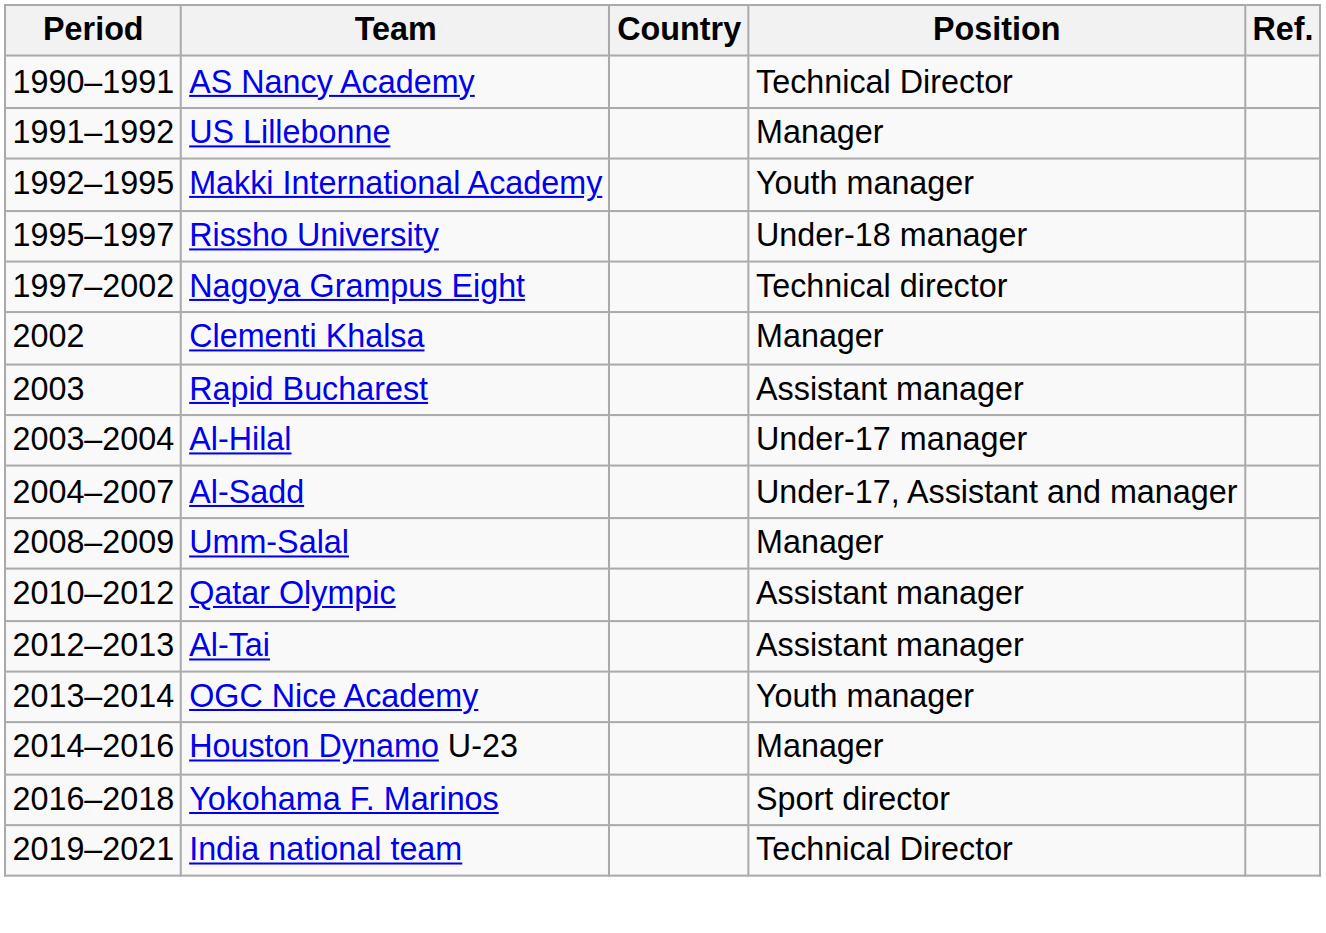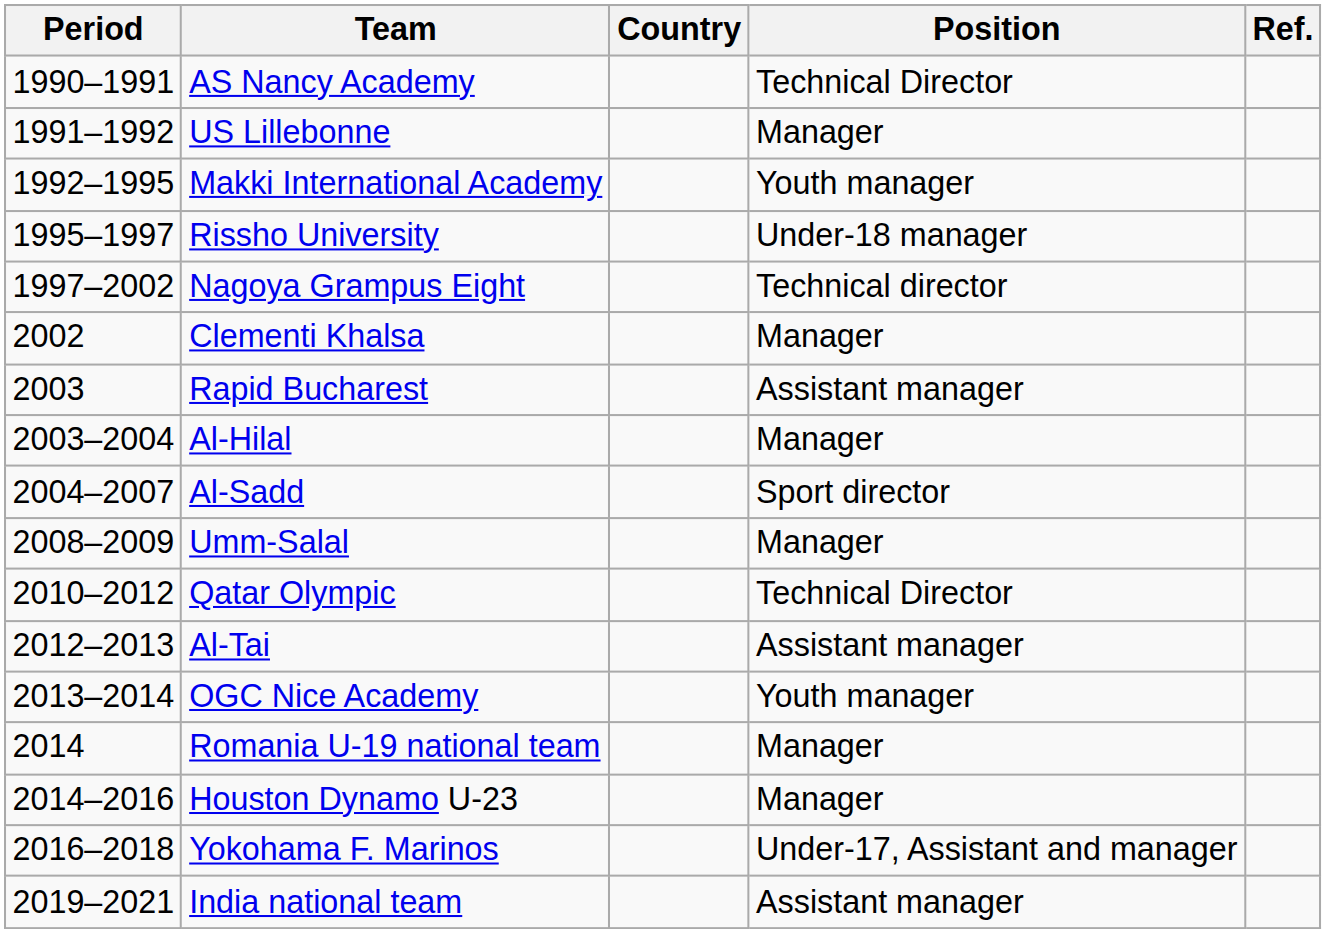(892, 440) Under-17 manager -> (820, 440) Manager
(997, 491) Under-17, Assistant and manager -> (853, 491) Sport director
(890, 593) Assistant manager -> (884, 593) Technical Director
+ row: (395, 747)
(853, 798) Sport director -> (997, 850) Under-17, Assistant and manager
(884, 850) Technical Director -> (890, 901) Assistant manager
